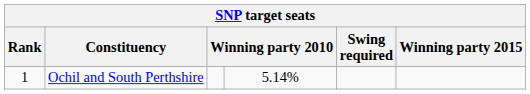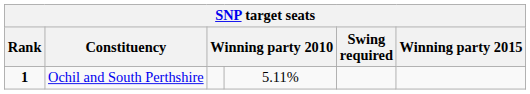(25, 77) normal -> (25, 77) bold
(280, 77) 5.14% -> (280, 77) 5.11%
